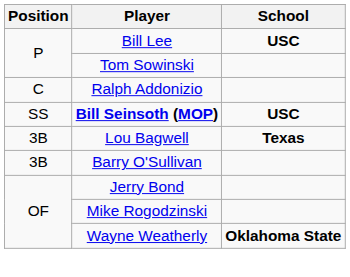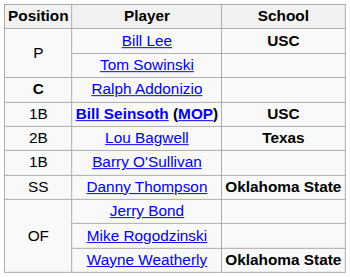(38, 89) normal -> (38, 89) bold
(38, 114) SS -> (38, 114) 1B
(38, 138) 3B -> (38, 138) 2B
(38, 162) 3B -> (38, 162) 1B
+ row: (147, 187)
